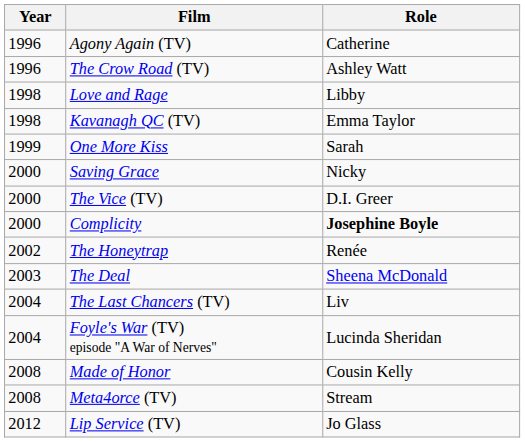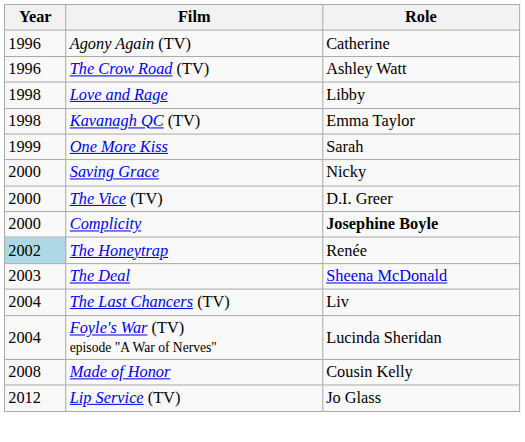(25, 250) no background -> (25, 250) lightblue background
- row: (123, 398)
